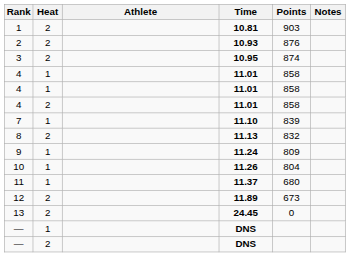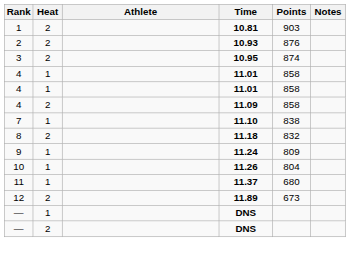(246, 105) 11.01 -> (246, 105) 11.09
(291, 120) 839 -> (291, 120) 838
(246, 136) 11.13 -> (246, 136) 11.18
- row: (19, 213)
